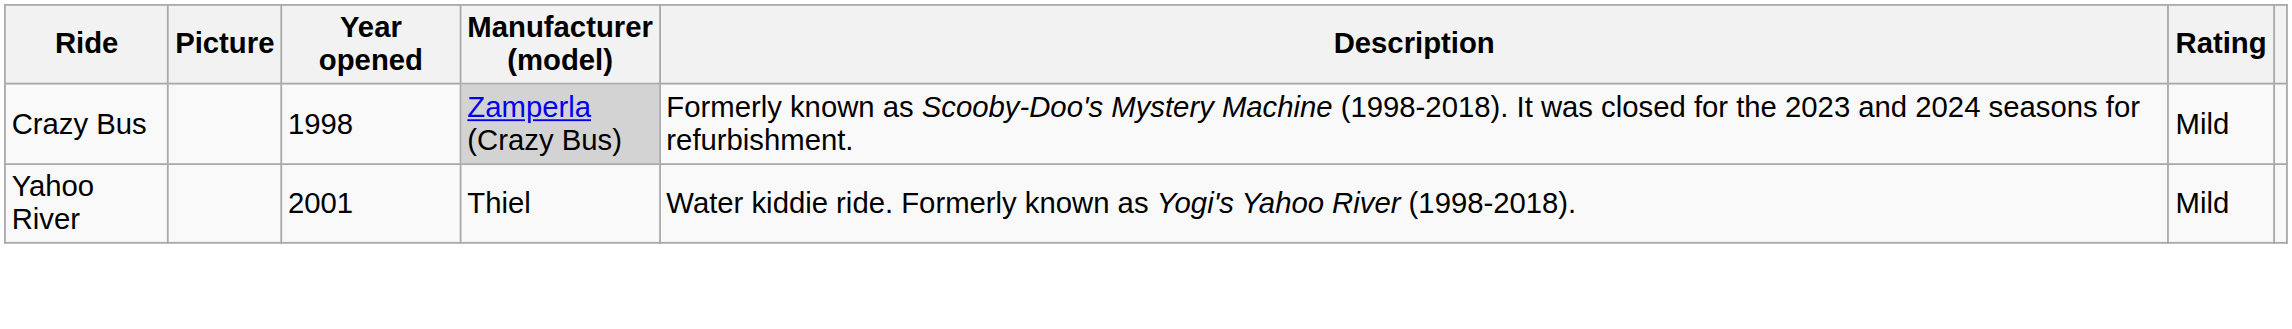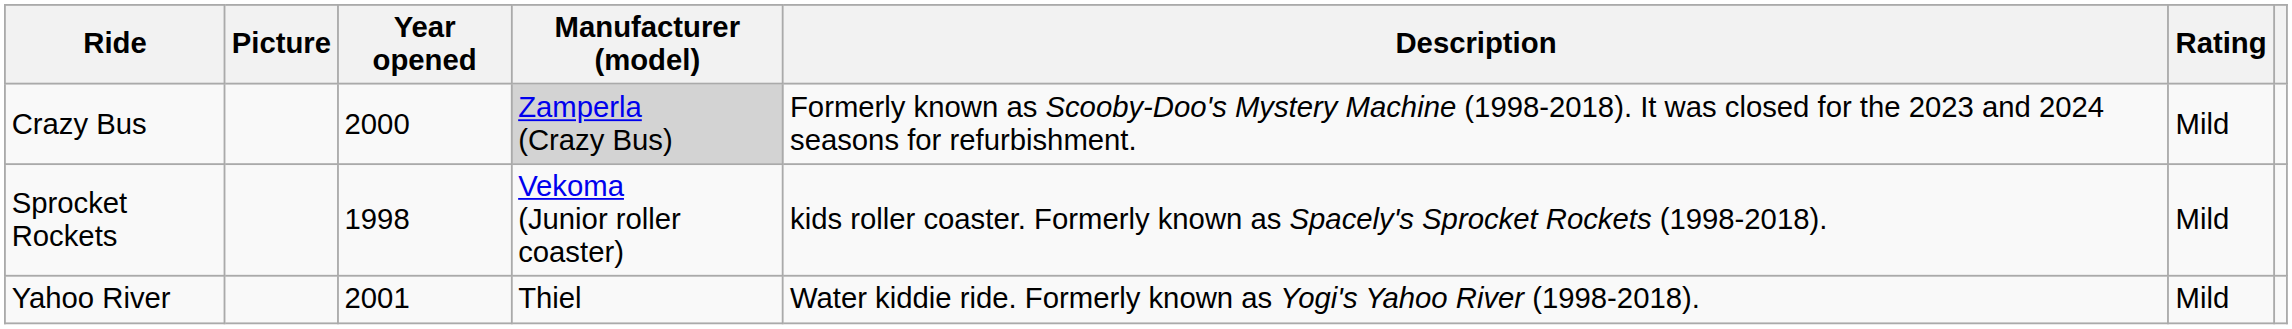(321, 123) 1998 -> (377, 123) 2000
+ row: (69, 219)
